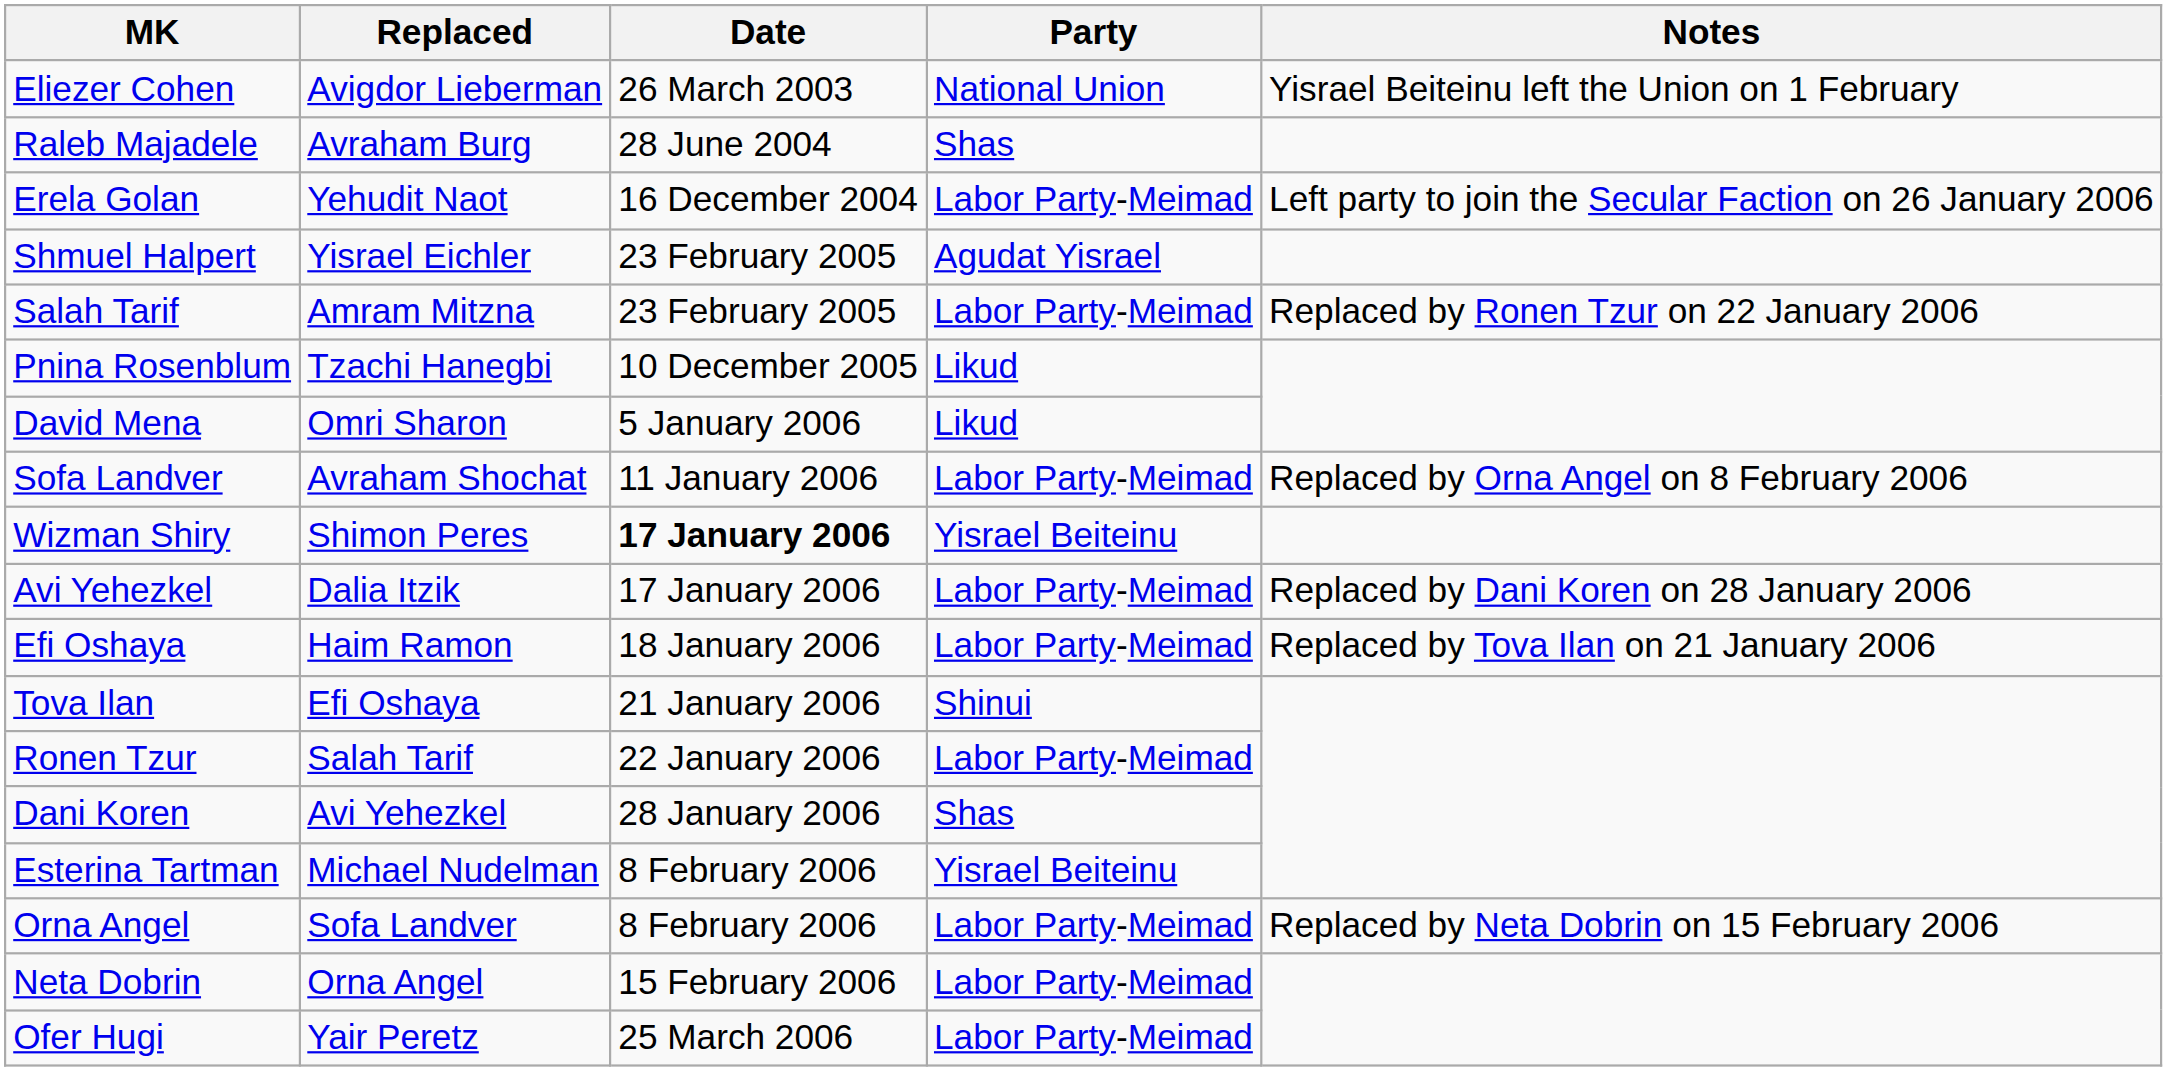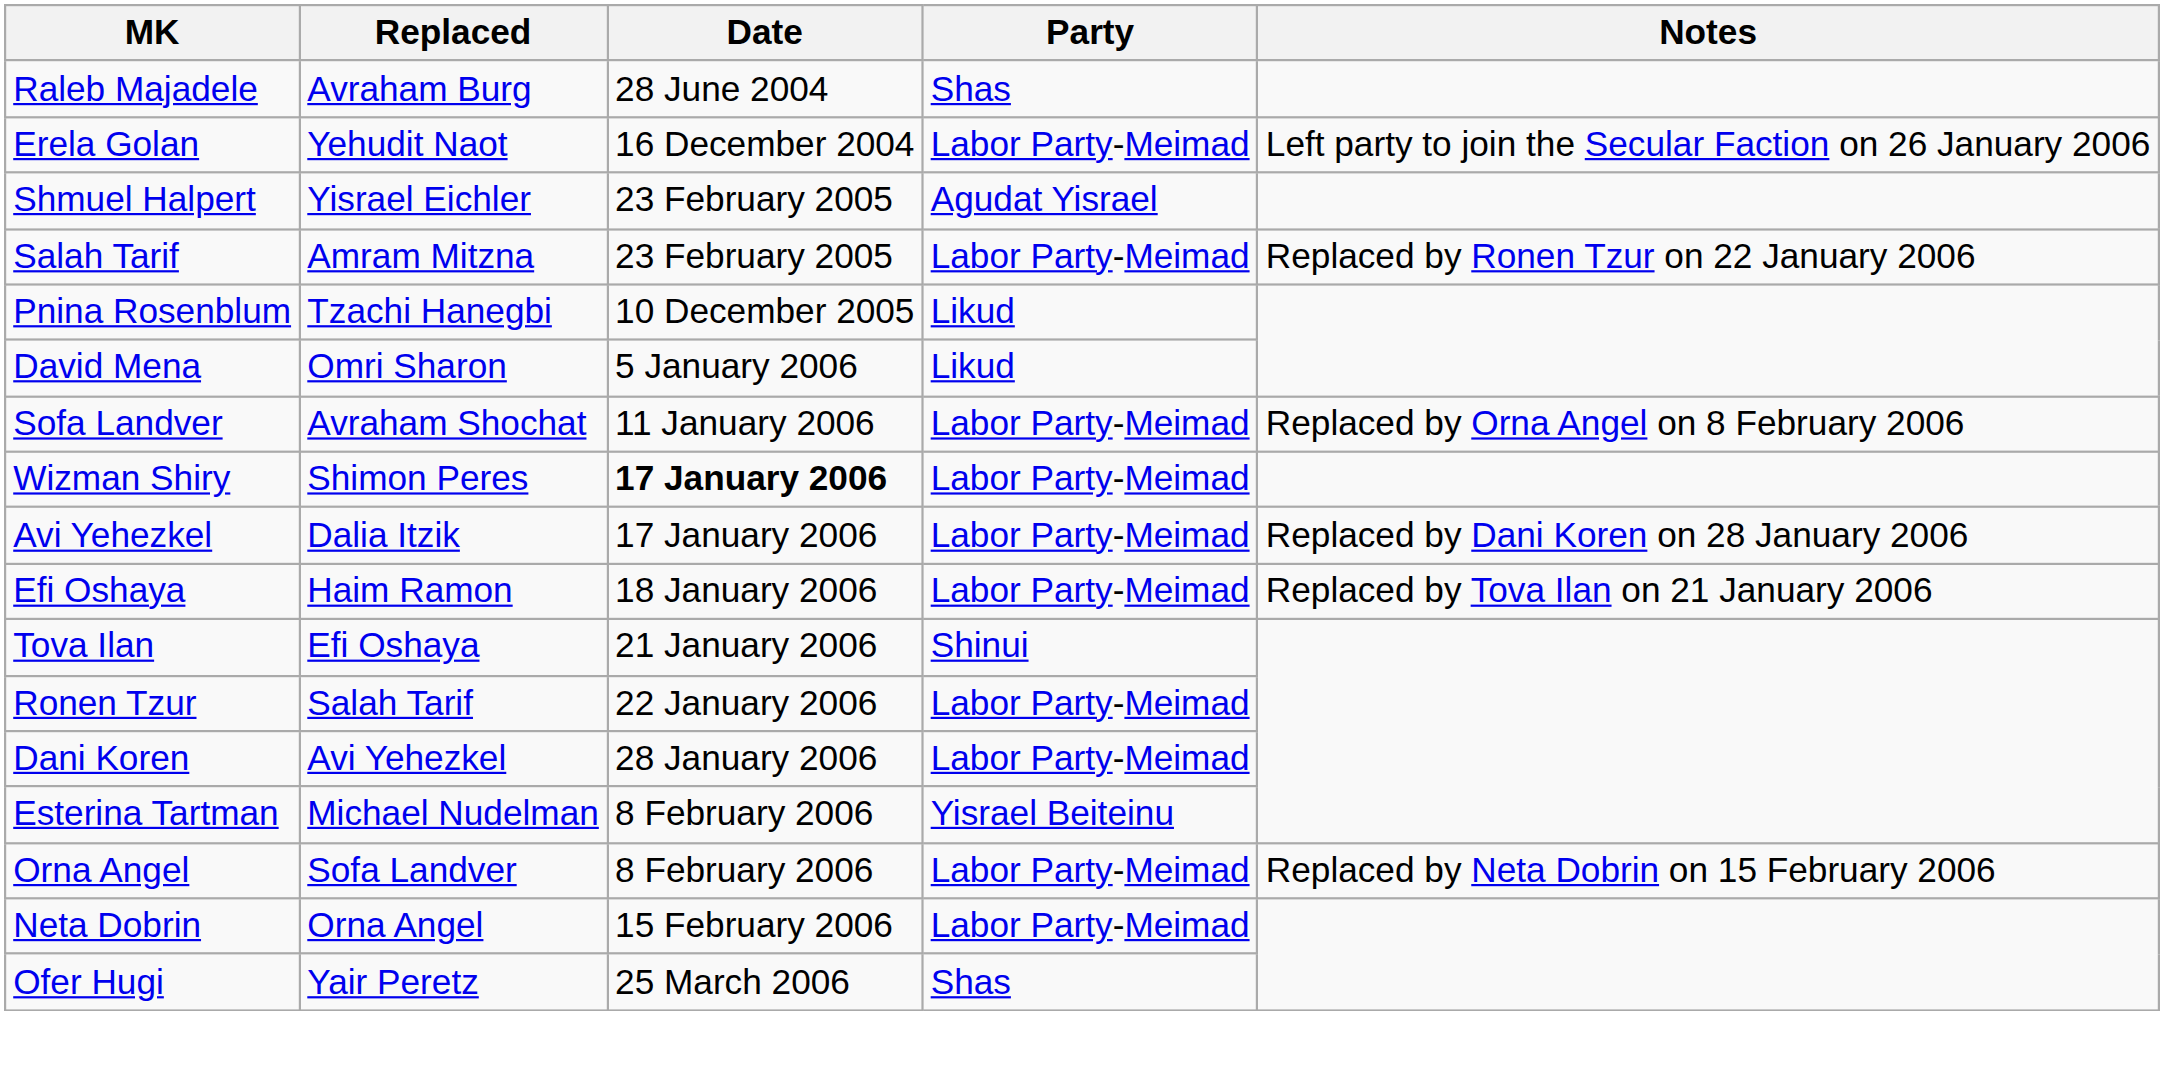- row: (124, 88)
(1056, 534) Yisrael Beiteinu -> (1090, 479) Labor Party-Meimad
(974, 813) Shas -> (1090, 758) Labor Party-Meimad
(1093, 1037) Labor Party-Meimad -> (971, 981) Shas
